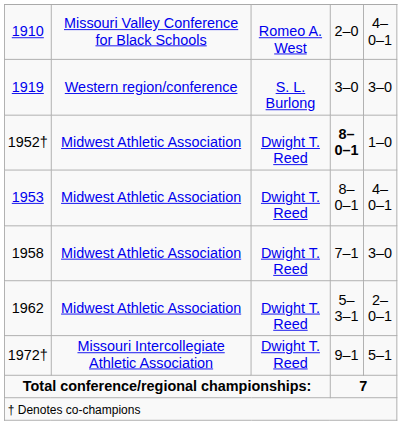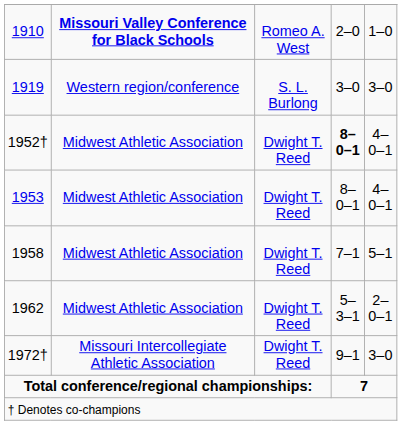(151, 32) normal -> (153, 32) bold
(380, 32) 4–0–1 -> (380, 32) 1–0
(380, 142) 1–0 -> (380, 142) 4–0–1
(380, 253) 3–0 -> (380, 253) 5–1
(380, 355) 5–1 -> (380, 355) 3–0
